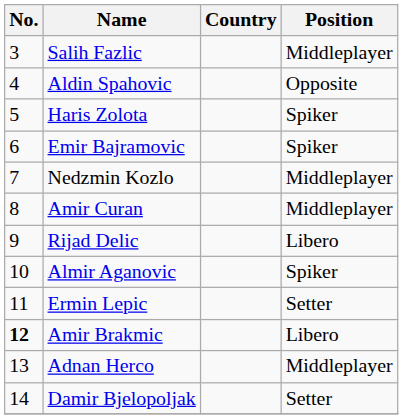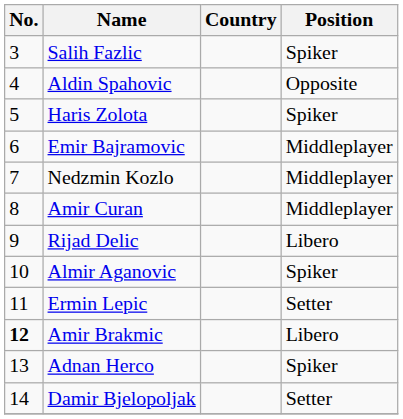(339, 51) Middleplayer -> (312, 51) Spiker
(312, 146) Spiker -> (339, 146) Middleplayer
(339, 366) Middleplayer -> (312, 366) Spiker
